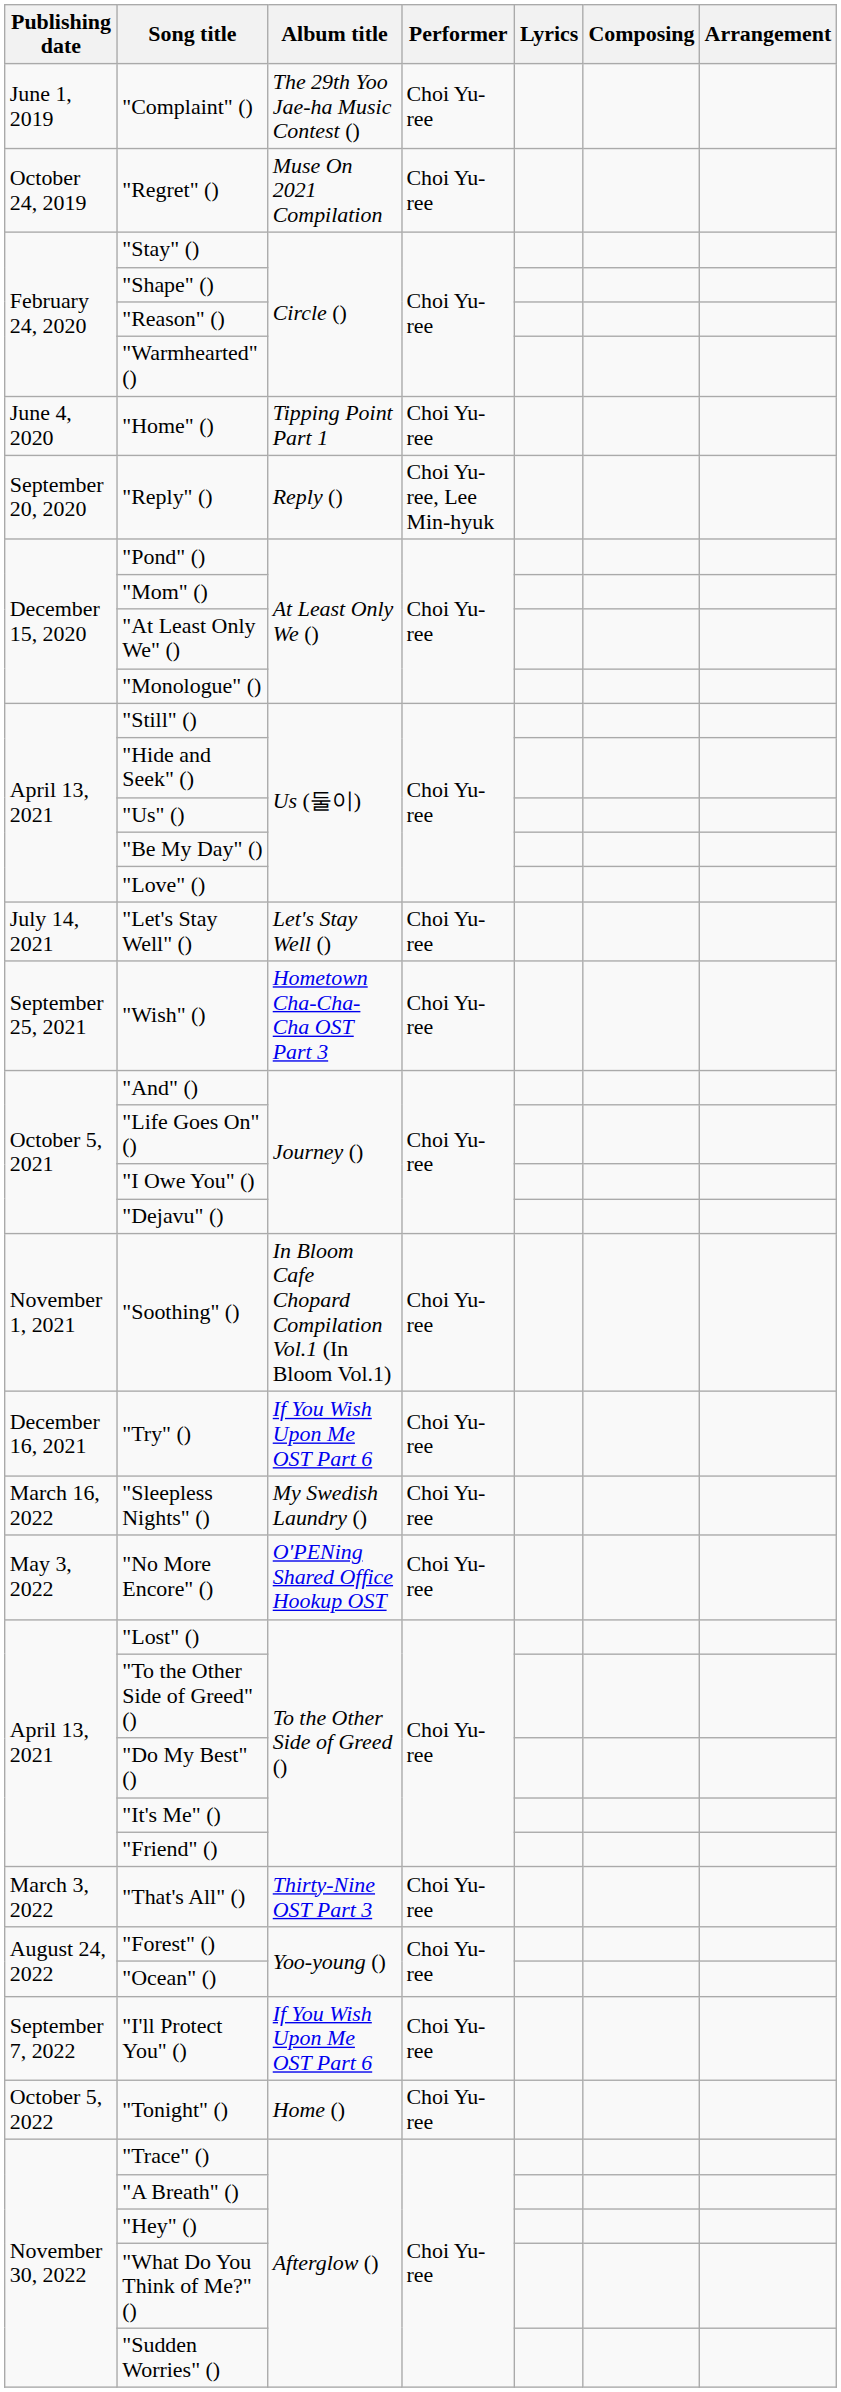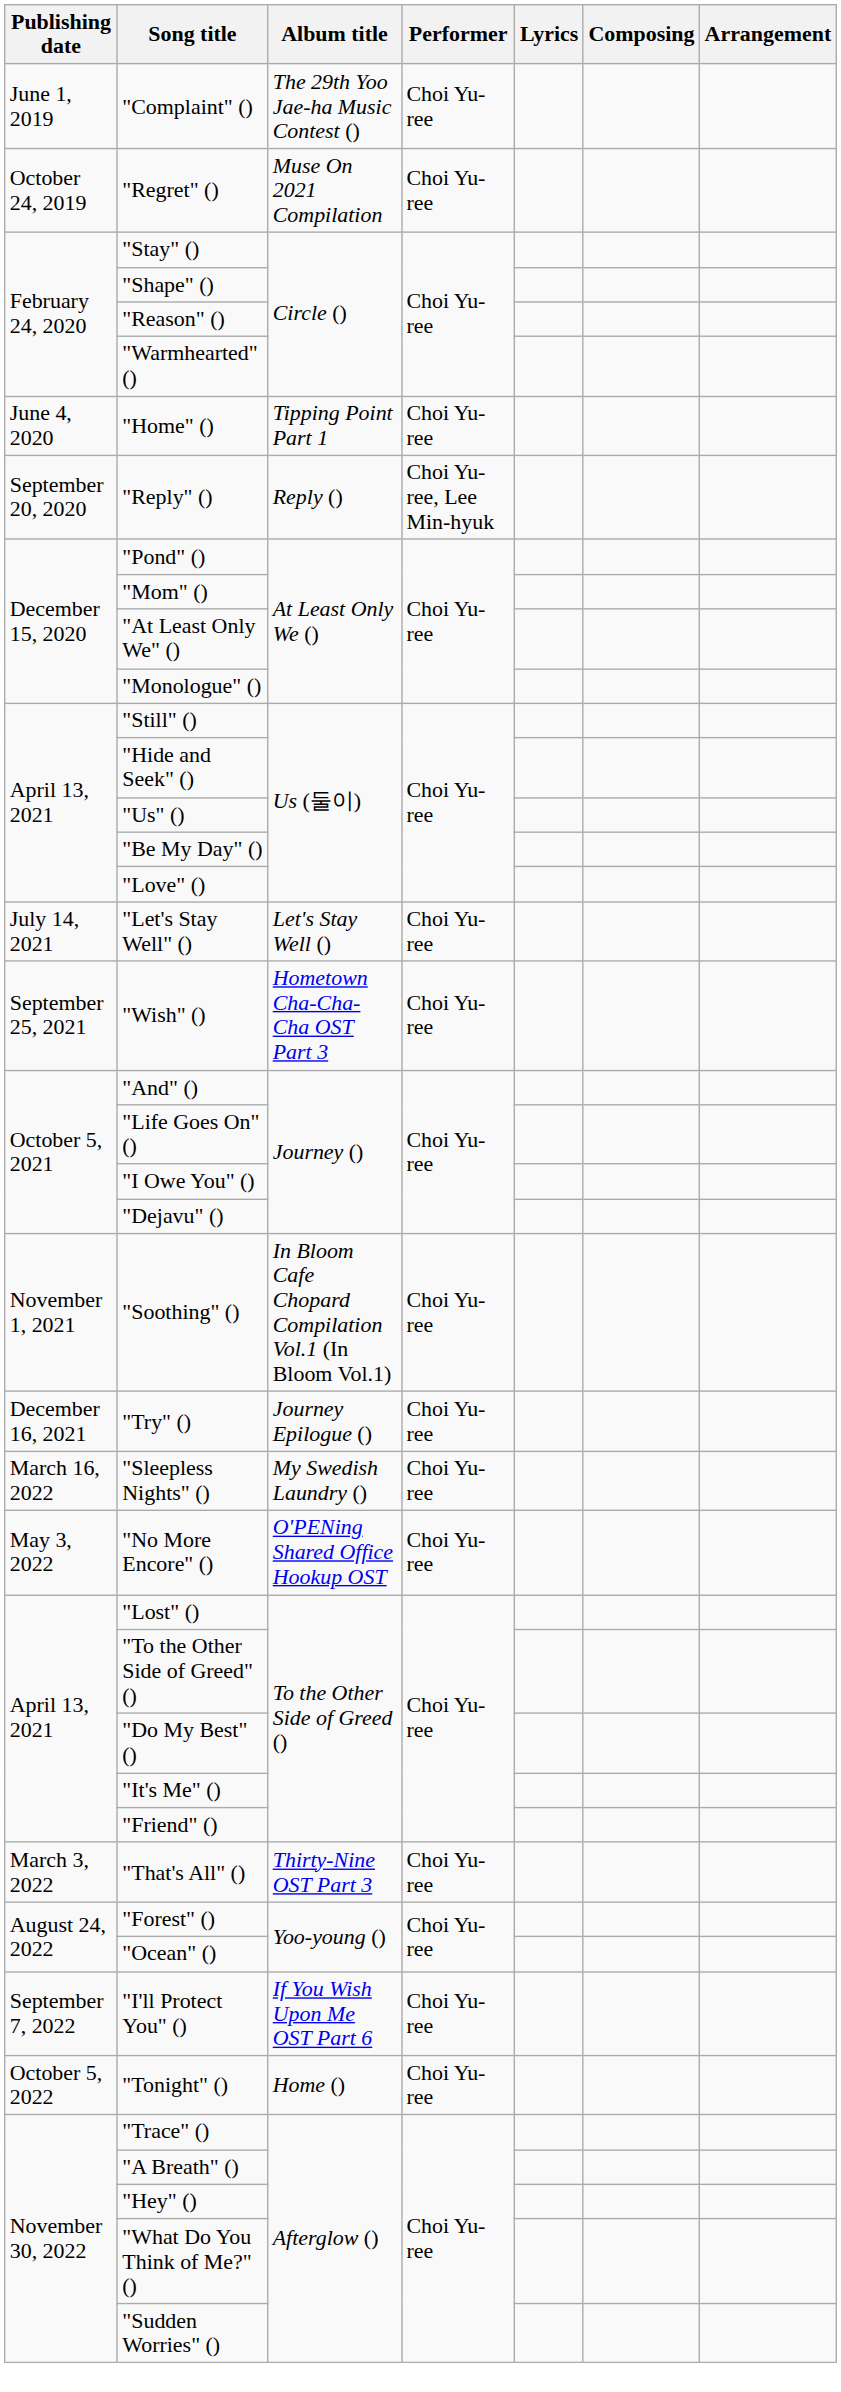(322, 1433) If You Wish Upon Me OST Part 6 -> (322, 1421) Journey Epilogue ()
